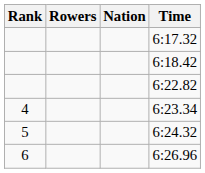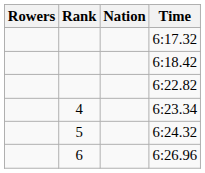columns swapped: (25, 16) <-> (73, 16)
